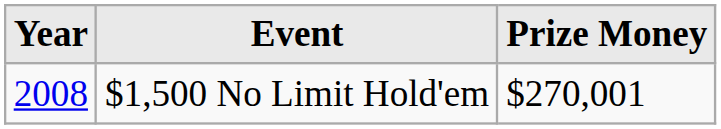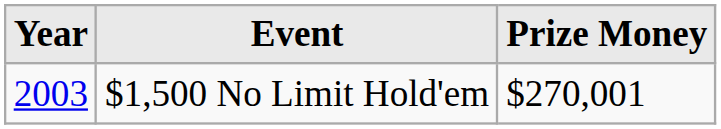(51, 92) 2008 -> (51, 92) 2003
